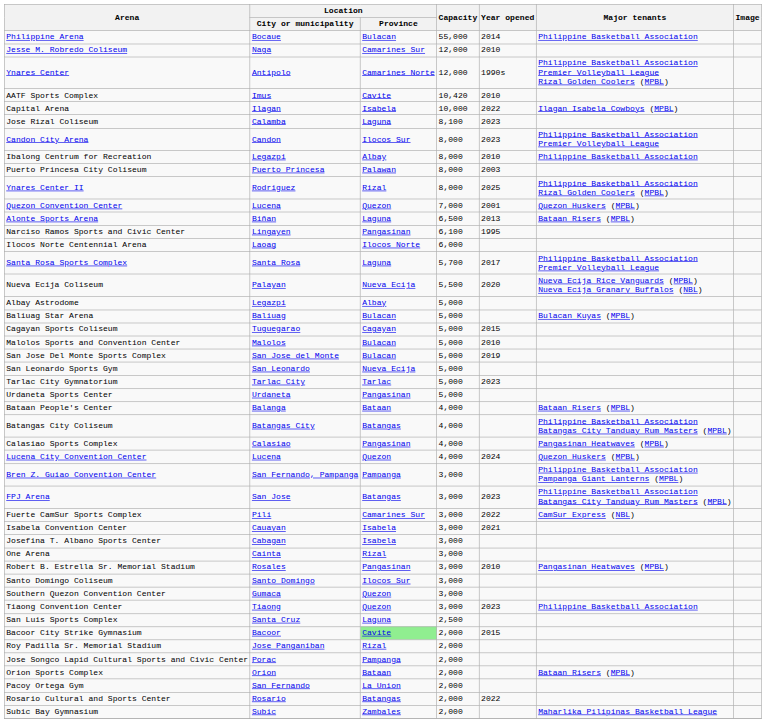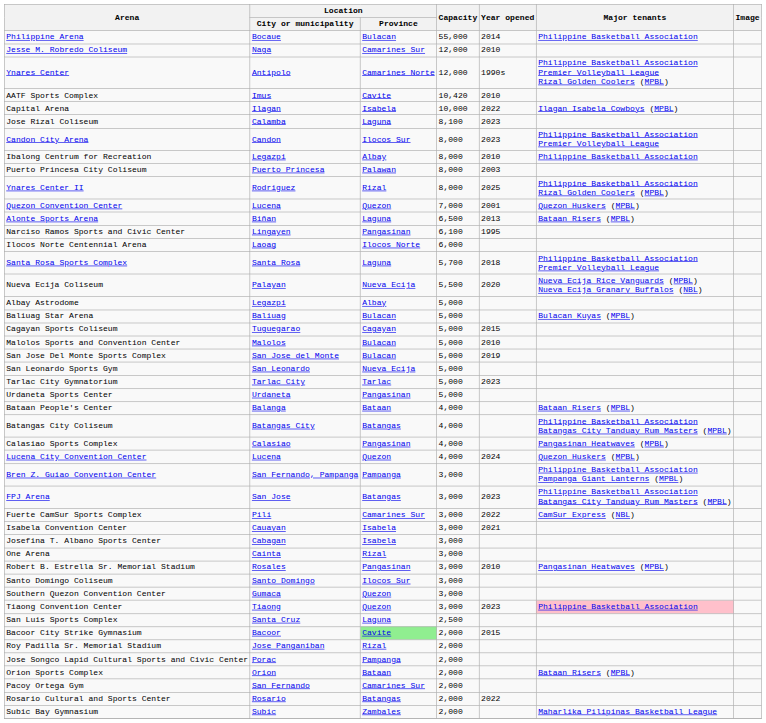(491, 263) 2017 -> (491, 263) 2018
(618, 607) no background -> (618, 607) pink background
(382, 686) La Union -> (394, 686) Camarines Sur
